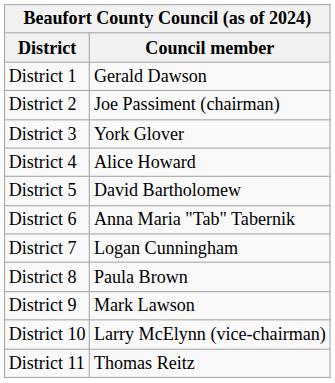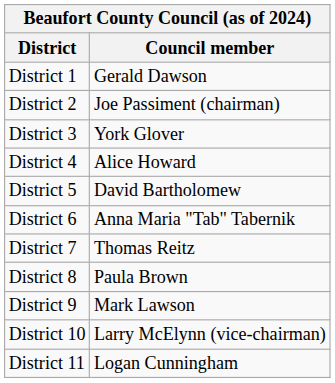(166, 248) Logan Cunningham -> (144, 248) Thomas Reitz
(144, 362) Thomas Reitz -> (166, 362) Logan Cunningham
